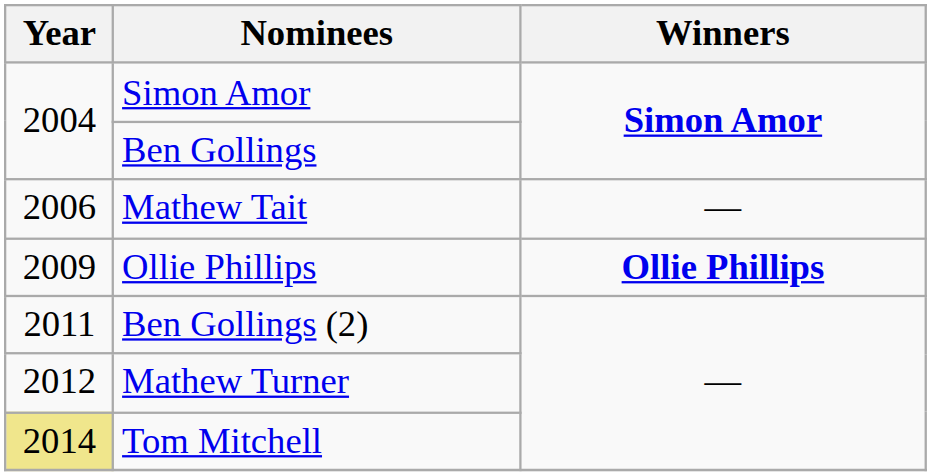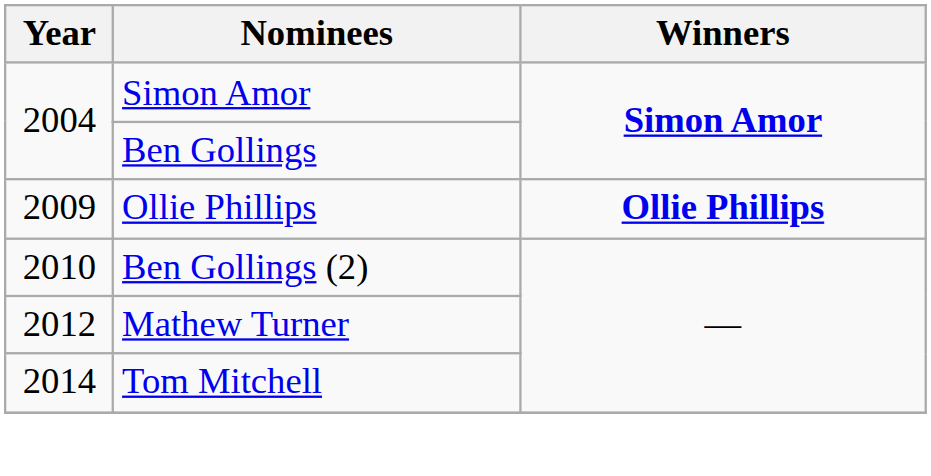- row: (215, 207)
(59, 324) 2011 -> (59, 265) 2010
(59, 440) khaki background -> (59, 382) no background
